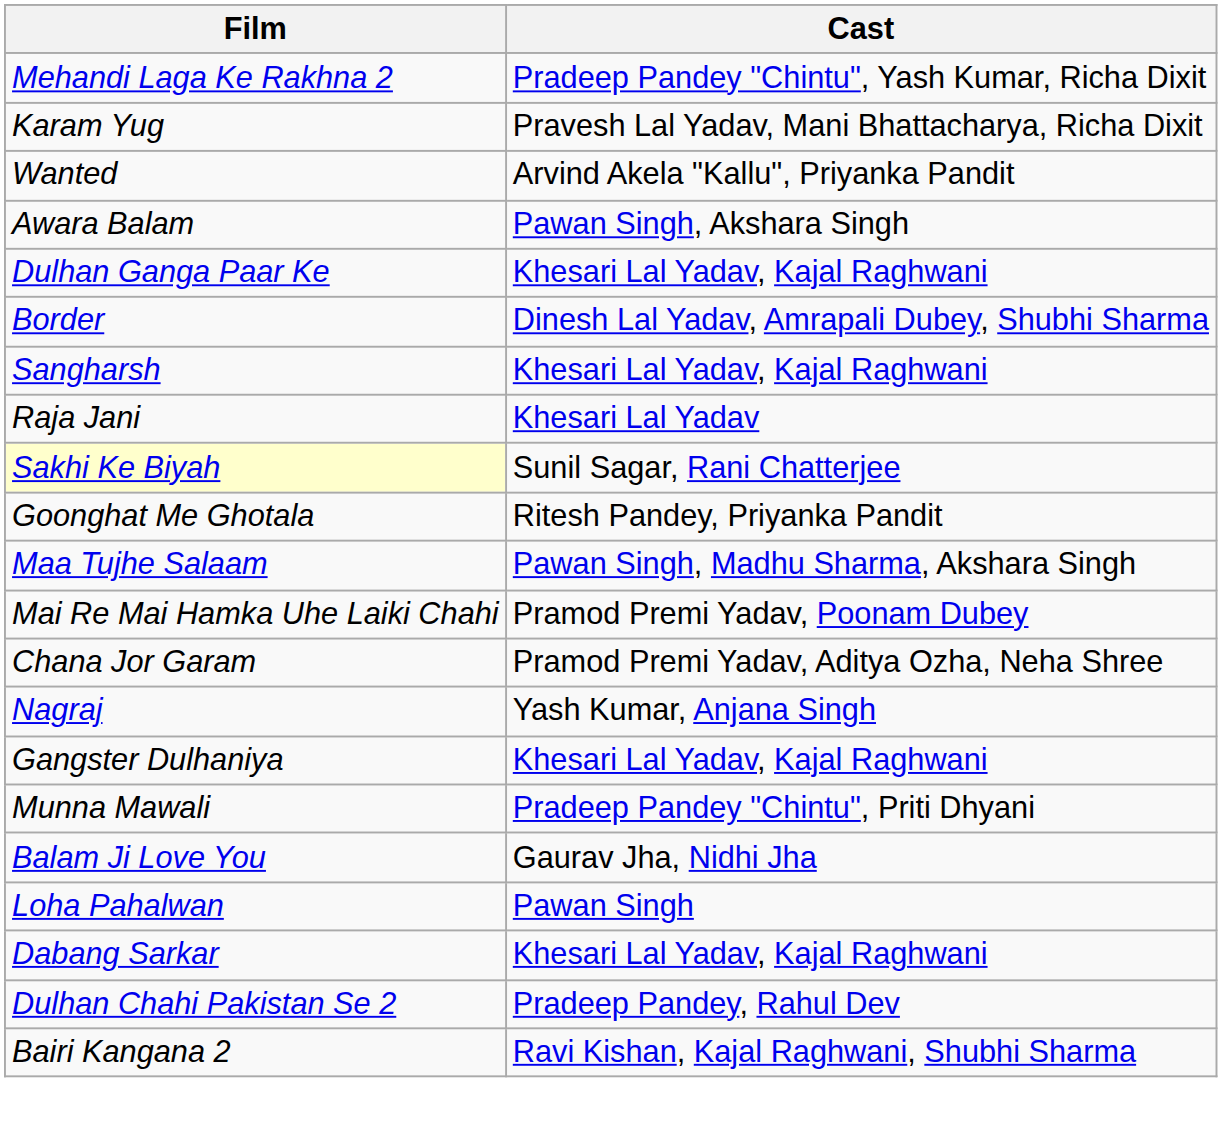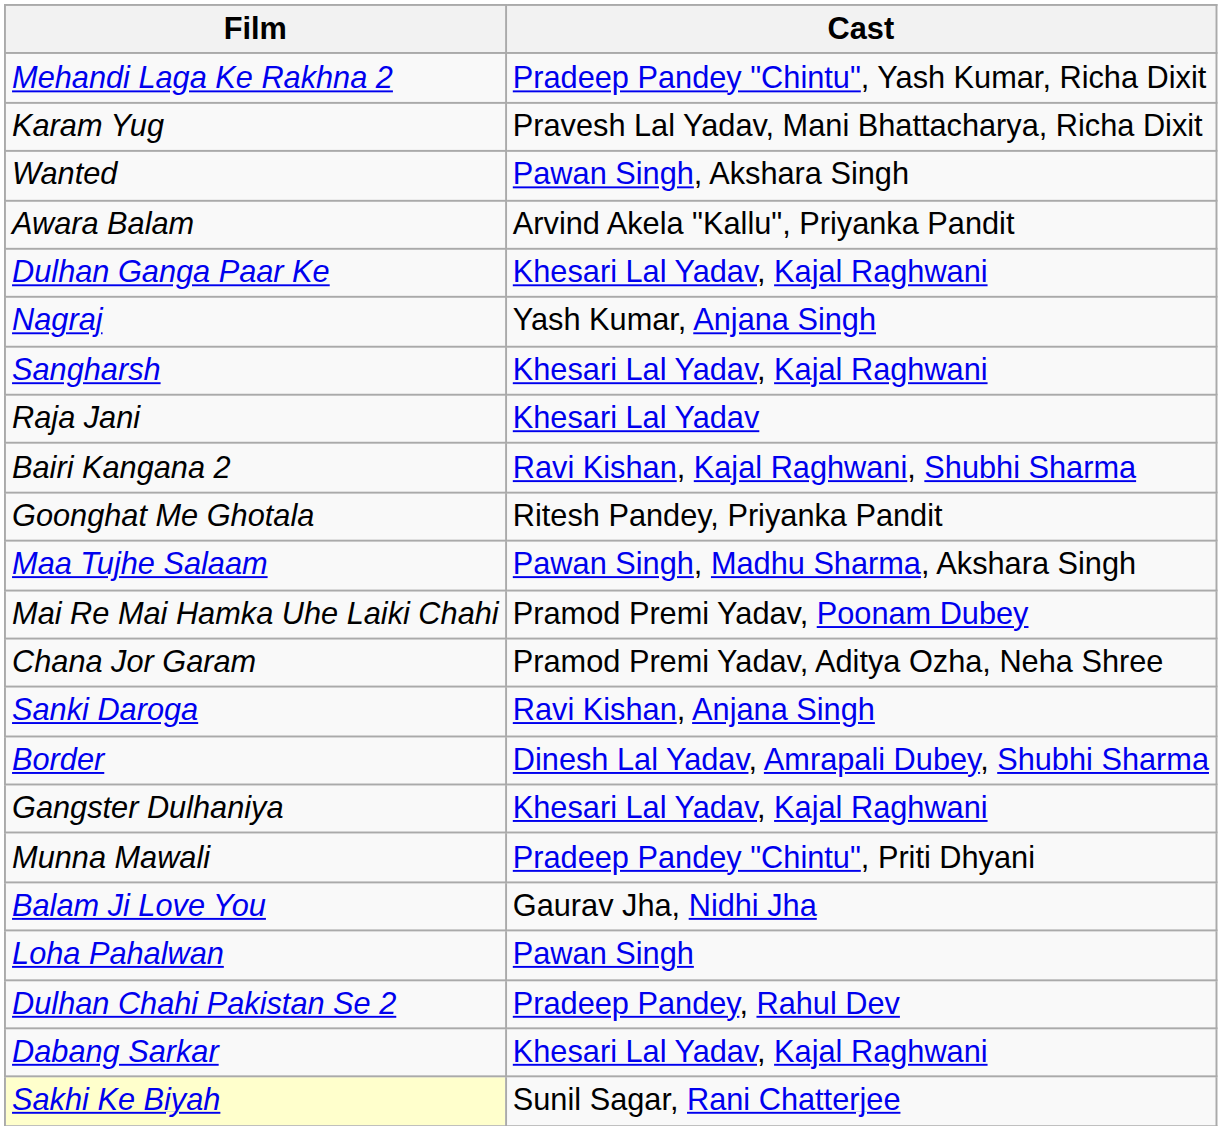(764, 175) Arvind Akela "Kallu", Priyanka Pandit -> (711, 175) Pawan Singh, Akshara Singh
(711, 223) Pawan Singh, Akshara Singh -> (764, 223) Arvind Akela "Kallu", Priyanka Pandit
rows swapped: (58, 321) <-> (57, 710)
rows swapped: (121, 1051) <-> (116, 467)
+ row: (105, 710)
rows swapped: (204, 1003) <-> (115, 954)
